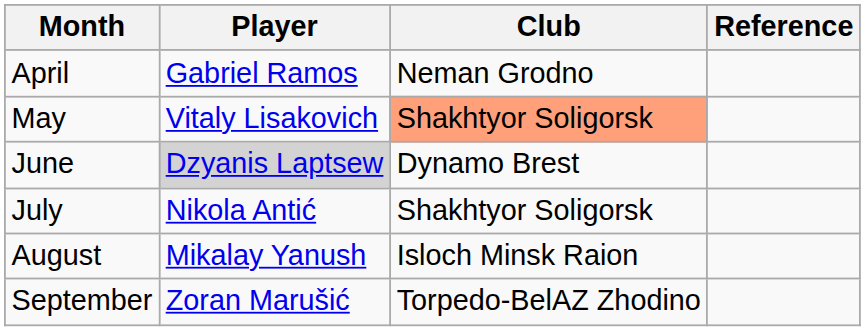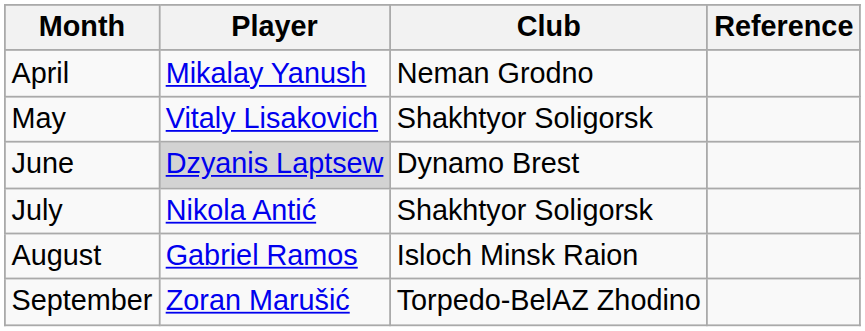(262, 73) Gabriel Ramos -> (266, 73) Mikalay Yanush
(525, 118) lightsalmon background -> (525, 118) no background
(266, 255) Mikalay Yanush -> (262, 255) Gabriel Ramos
